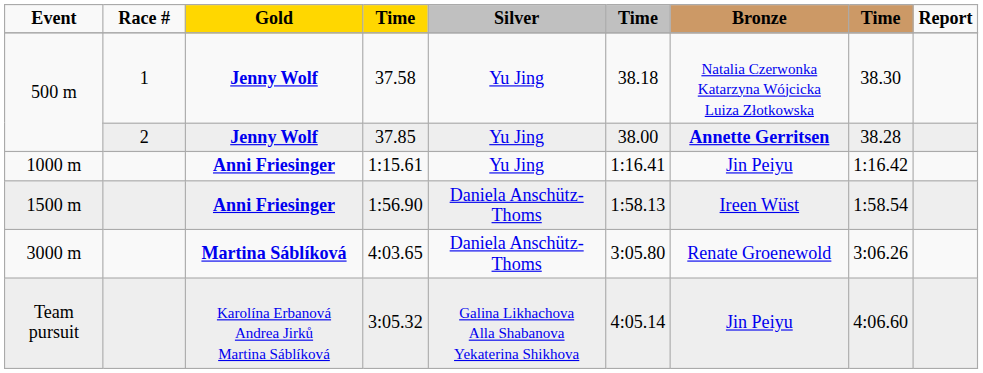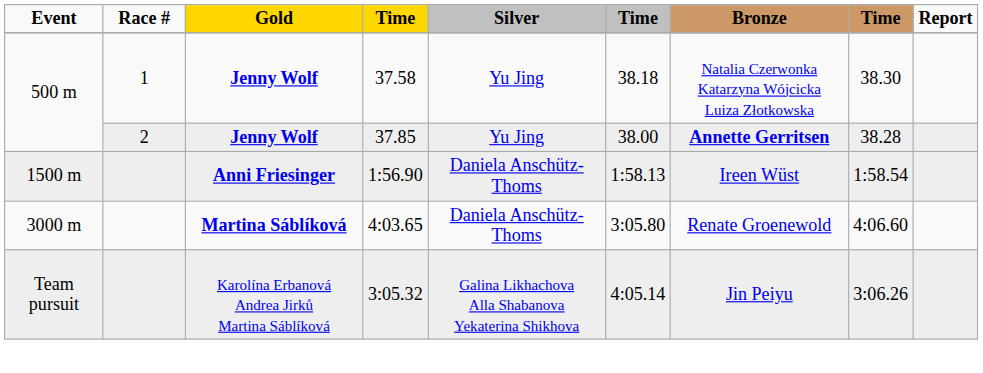- row: (395, 165)
(881, 253) 3:06.26 -> (881, 225) 4:06.60
(881, 323) 4:06.60 -> (881, 294) 3:06.26
